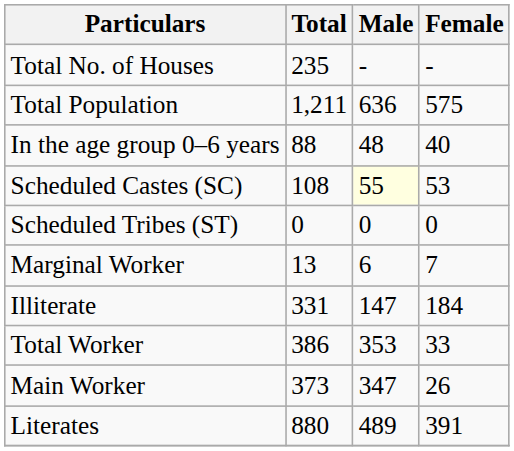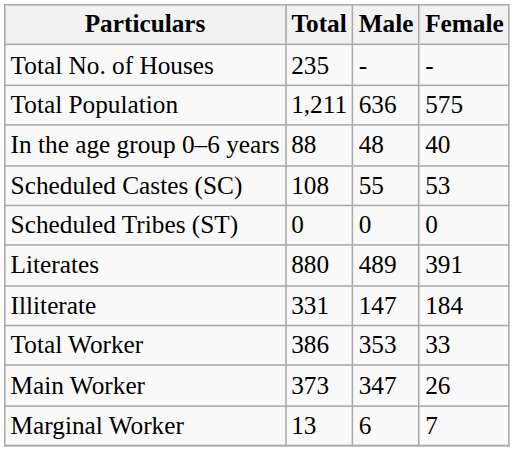(371, 184) lightyellow background -> (371, 184) no background
rows swapped: (55, 425) <-> (97, 265)
